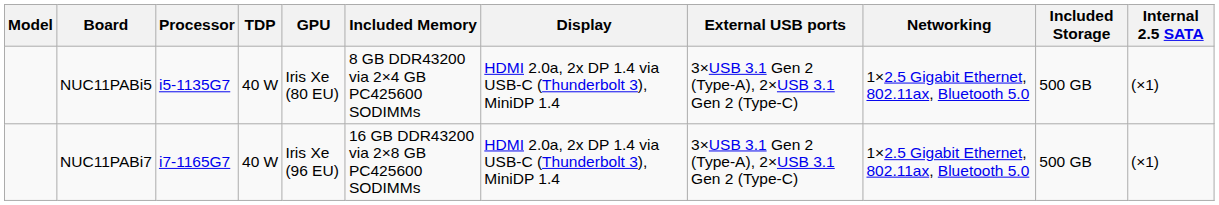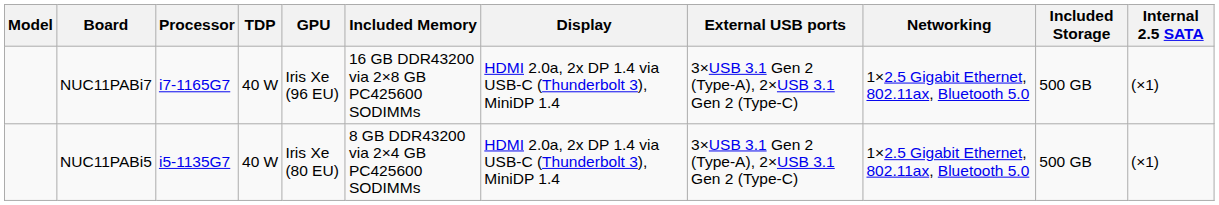rows swapped: (106, 85) <-> (106, 162)
